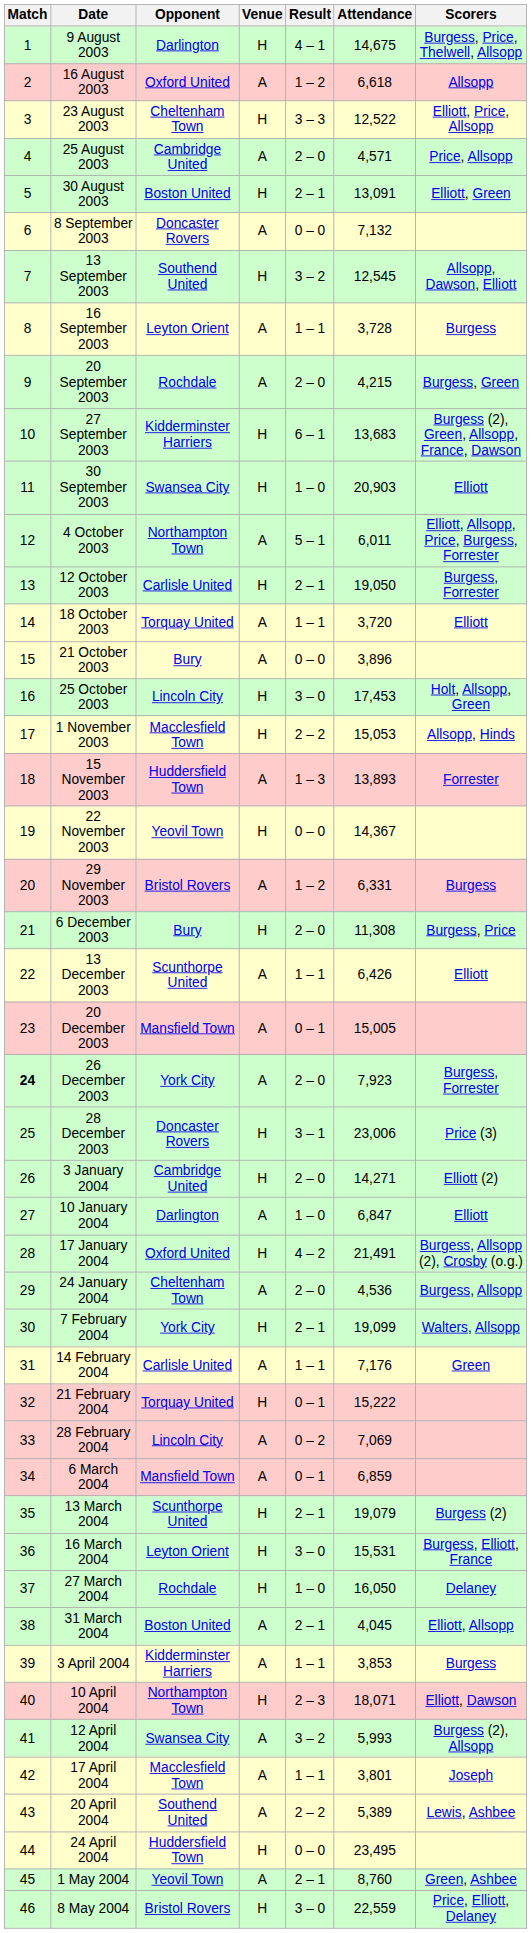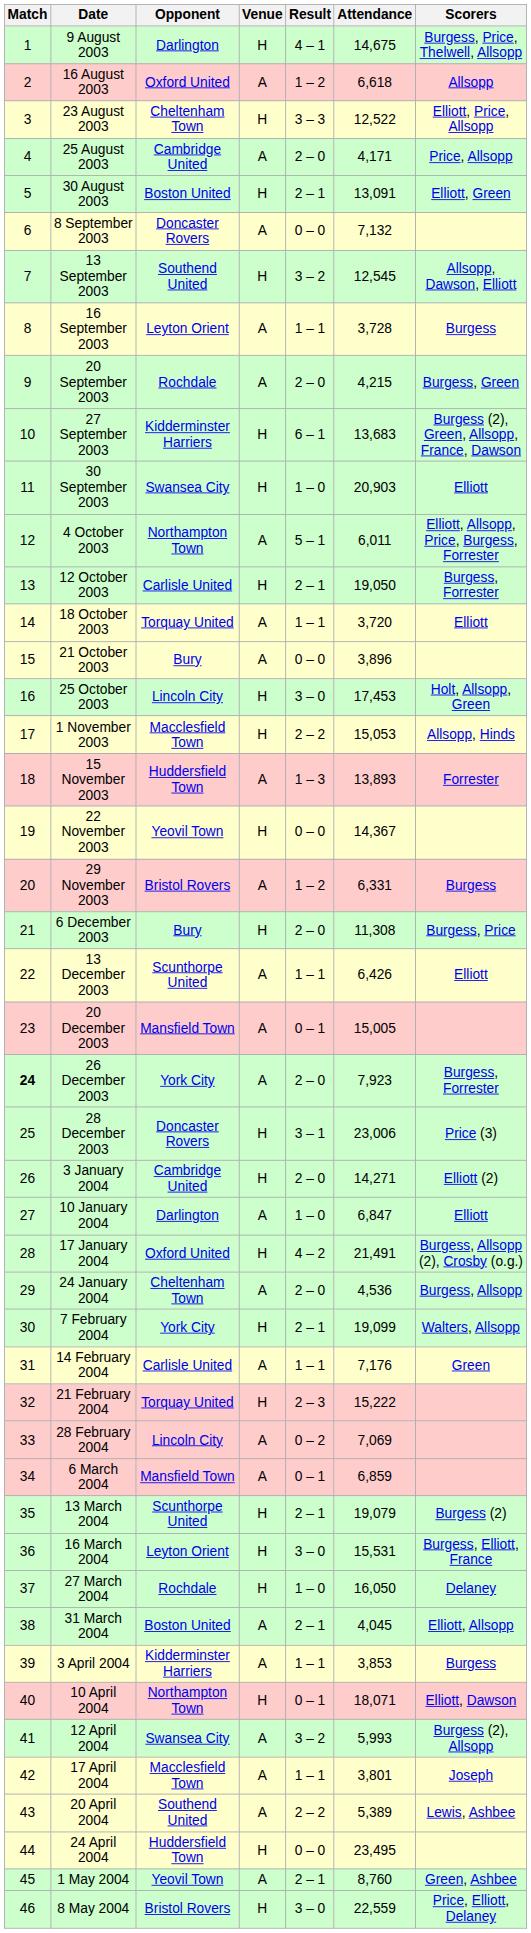(375, 156) 4,571 -> (375, 156) 4,171
(310, 1402) 0 – 1 -> (310, 1402) 2 – 3
(310, 1701) 2 – 3 -> (310, 1701) 0 – 1
